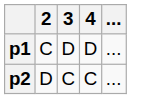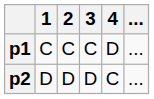+ column: (46, 19)
(68, 49) D -> (90, 49) C
(68, 78) C -> (90, 78) D
